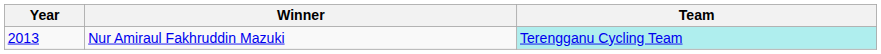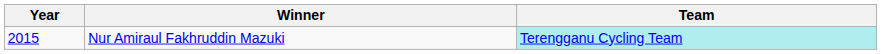(23, 37) 2013 -> (23, 37) 2015
